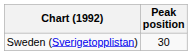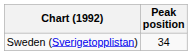(164, 42) 30 -> (164, 42) 34
